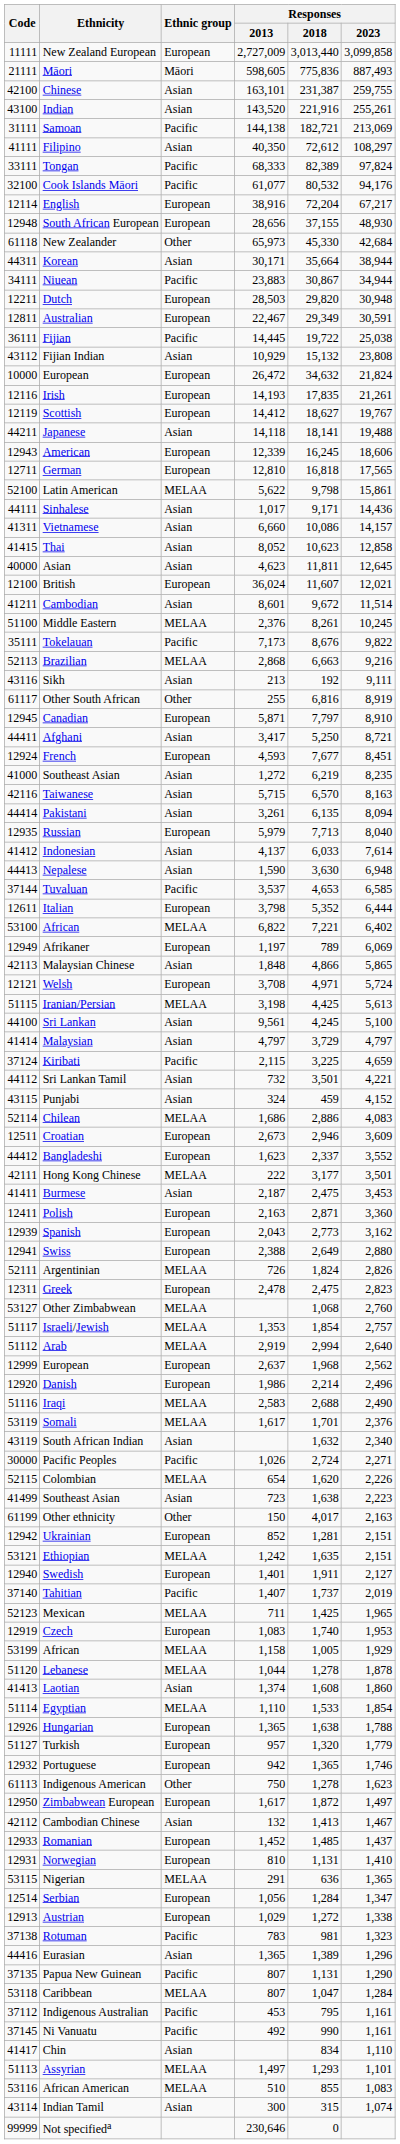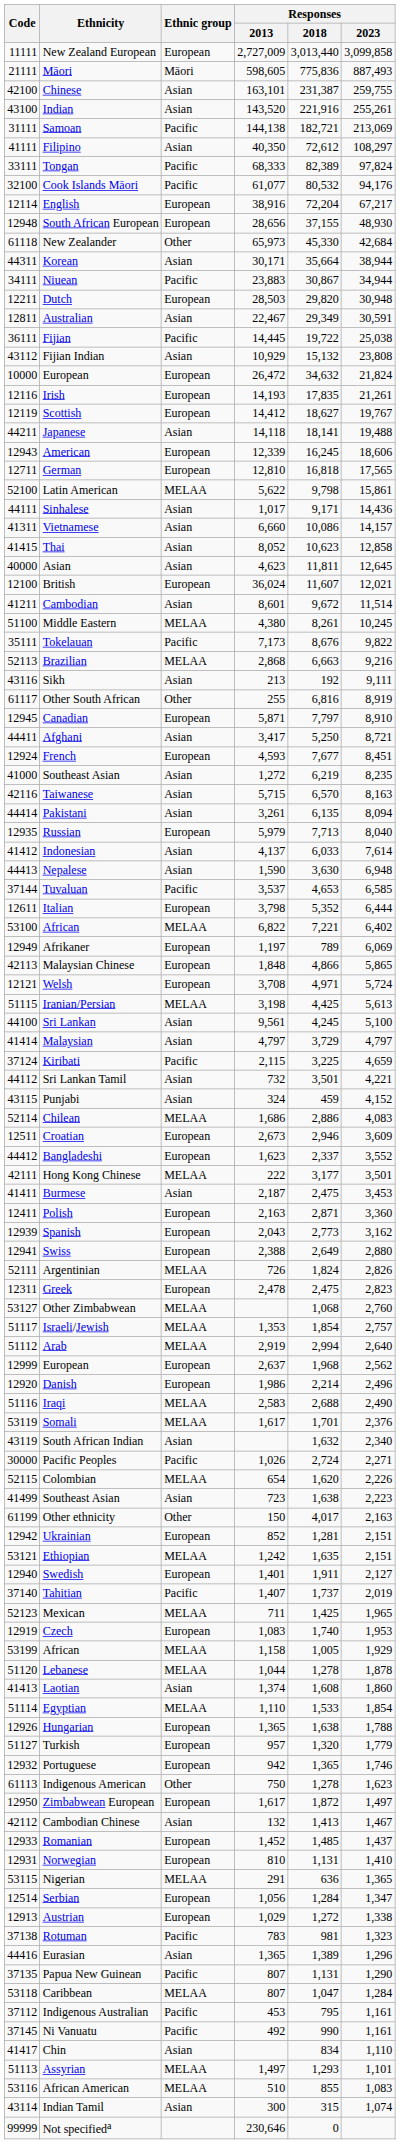(187, 318) European -> (178, 318) Asian
(272, 623) 2,376 -> (272, 623) 4,380
(178, 965) Asian -> (187, 965) European
